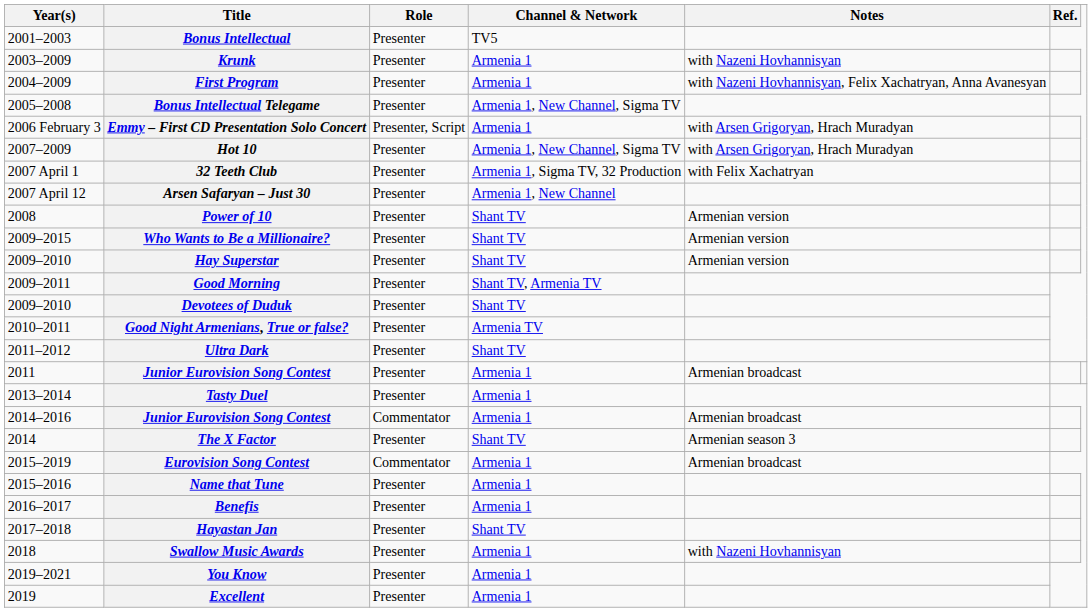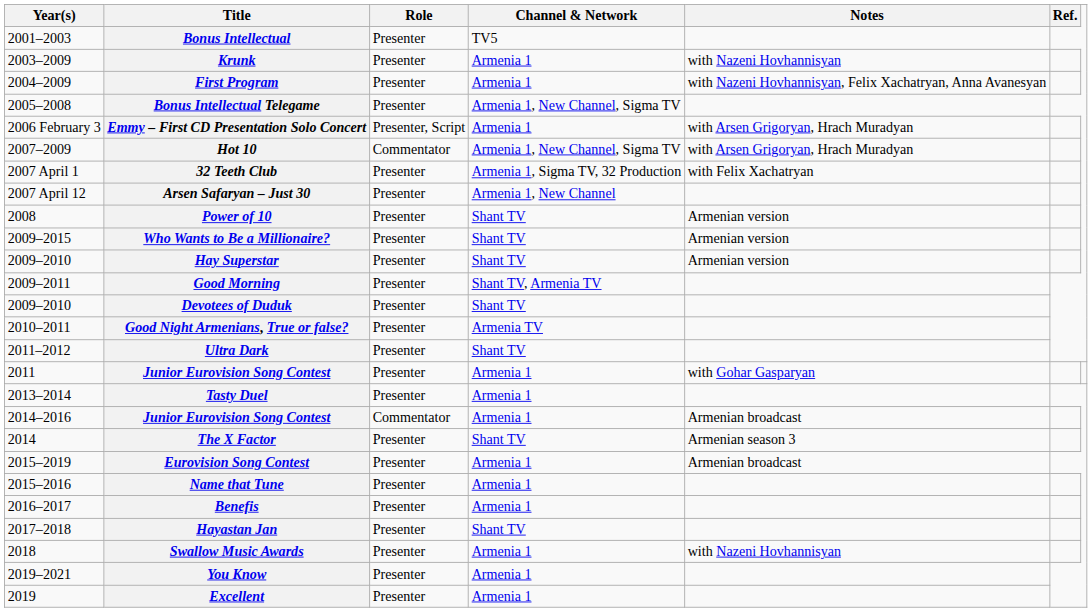(399, 149) Presenter -> (411, 149) Commentator
(745, 372) Armenian broadcast -> (751, 372) with Gohar Gasparyan
(411, 462) Commentator -> (399, 462) Presenter
